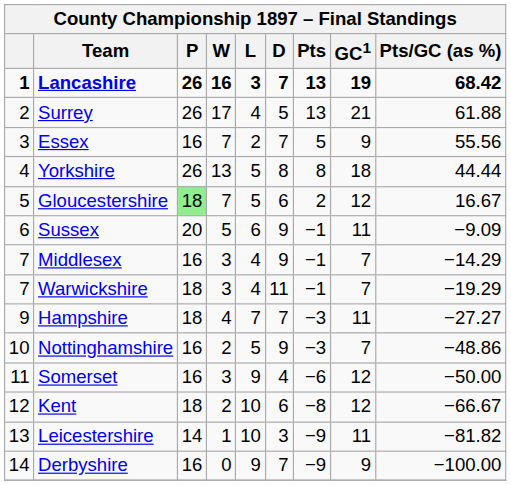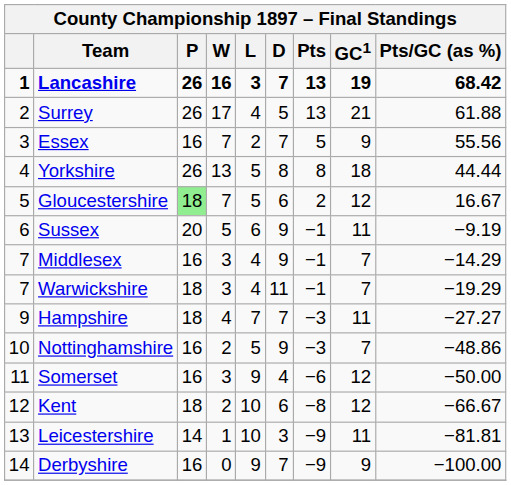(478, 230) −9.09 -> (478, 230) −9.19
(473, 436) −81.82 -> (473, 436) −81.81
